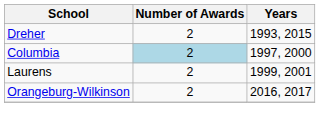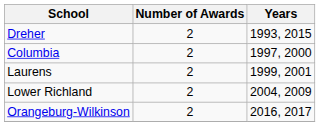(190, 53) lightblue background -> (190, 53) no background
+ row: (50, 92)
